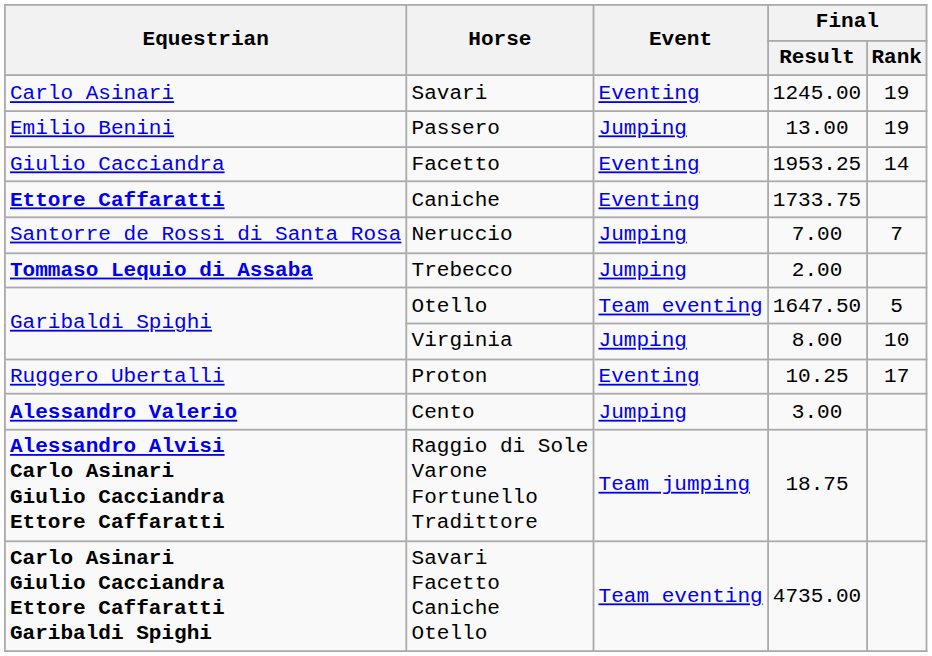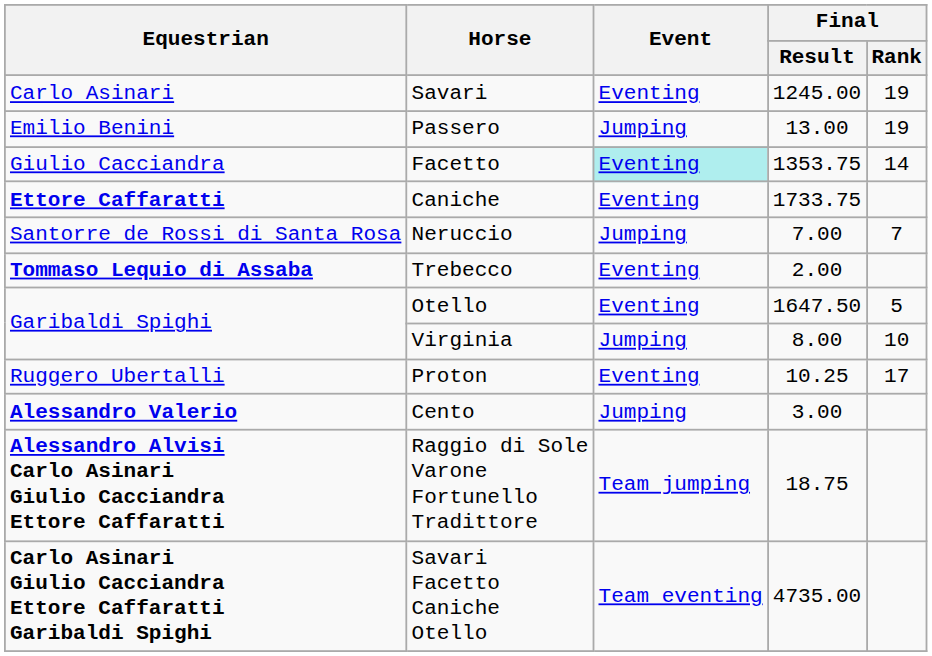(649, 164) no background -> (649, 164) paleturquoise background
(817, 164) 1953.25 -> (817, 164) 1353.75
(643, 270) Jumping -> (649, 270) Eventing
(681, 305) Team eventing -> (649, 305) Eventing
